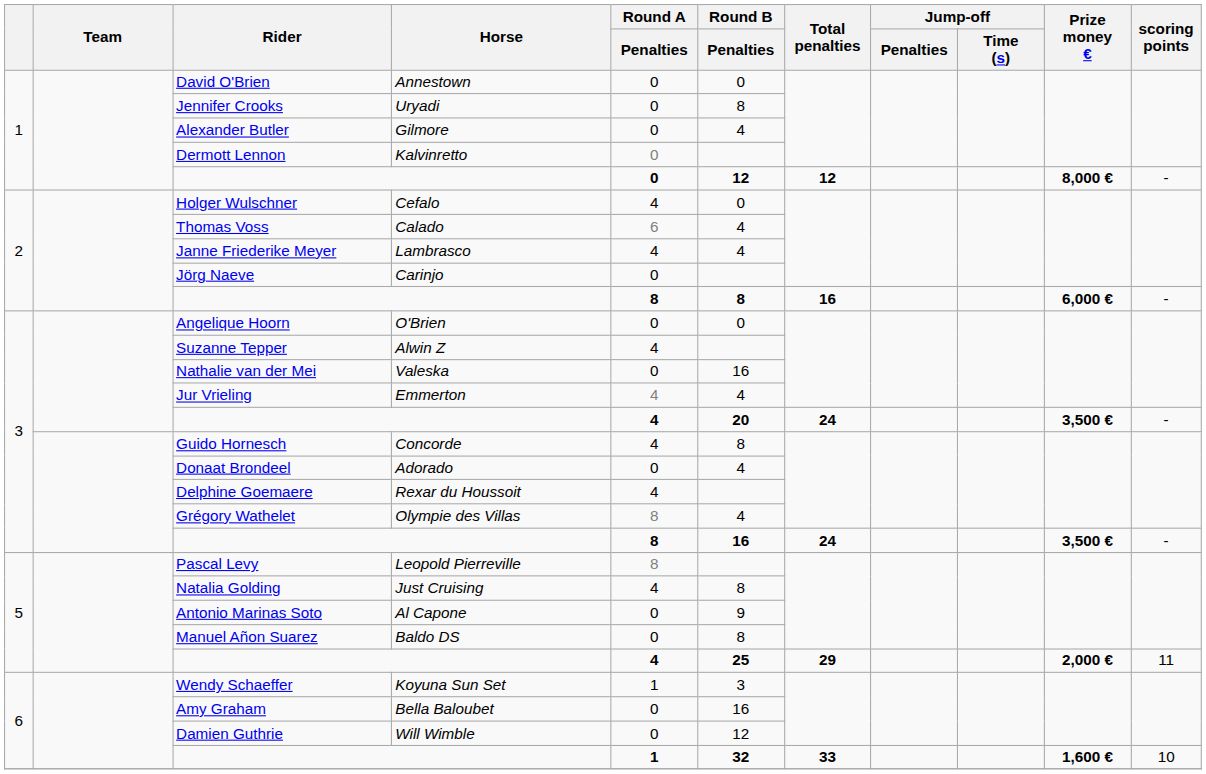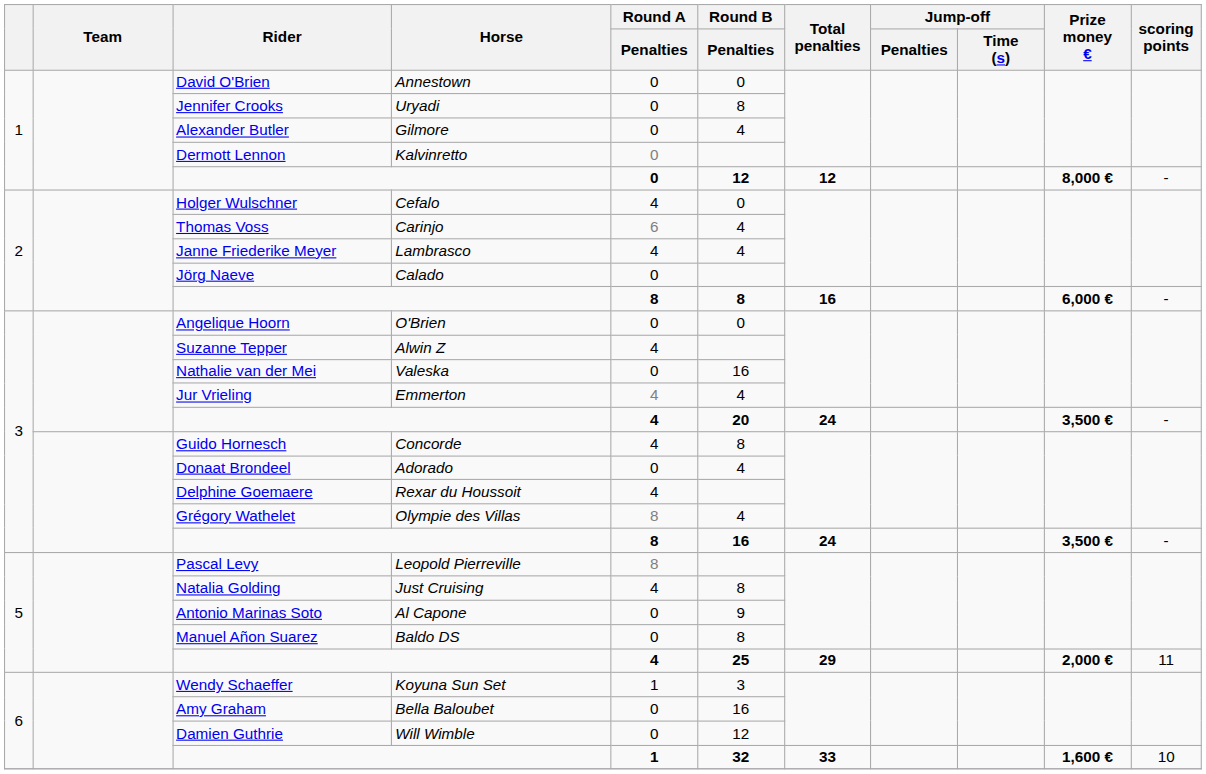(419, 227) Calado -> (419, 227) Carinjo
(419, 275) Carinjo -> (419, 275) Calado
